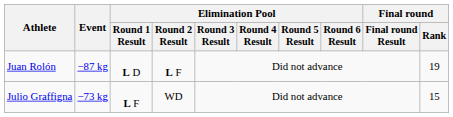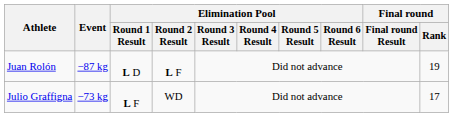(434, 97) 15 -> (434, 97) 17
